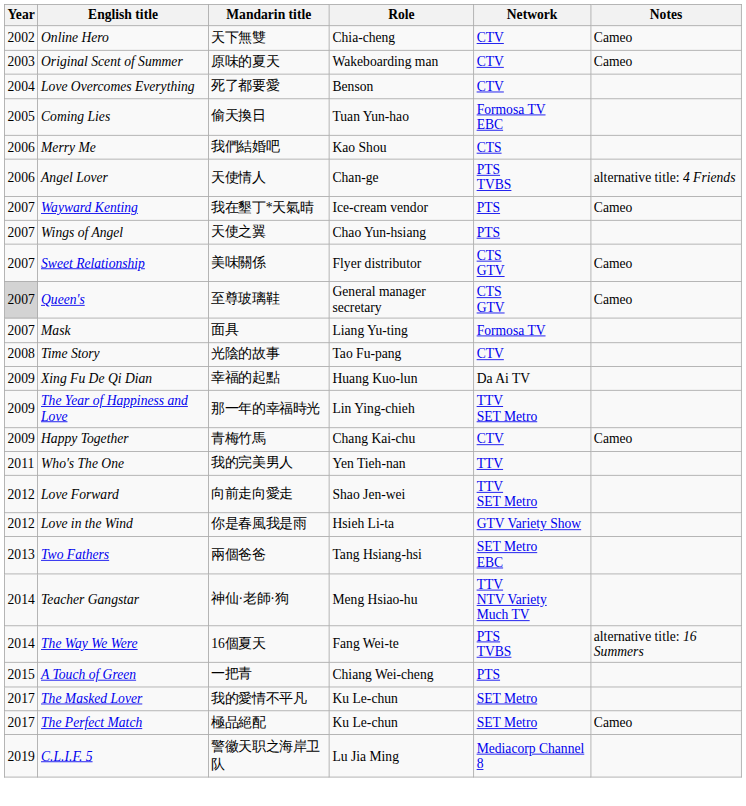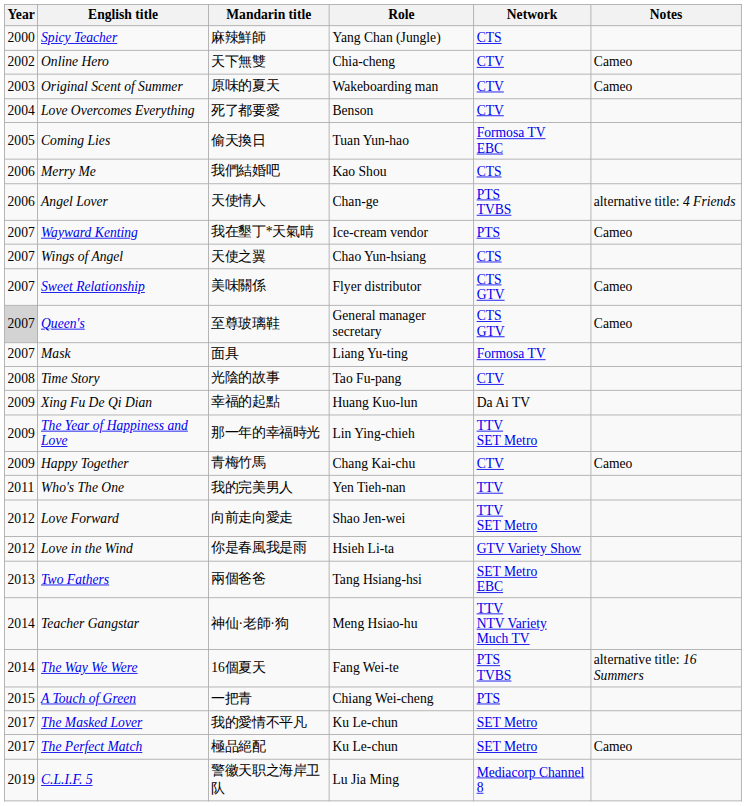+ row: (79, 38)
(488, 232) PTS -> (489, 256) CTS
